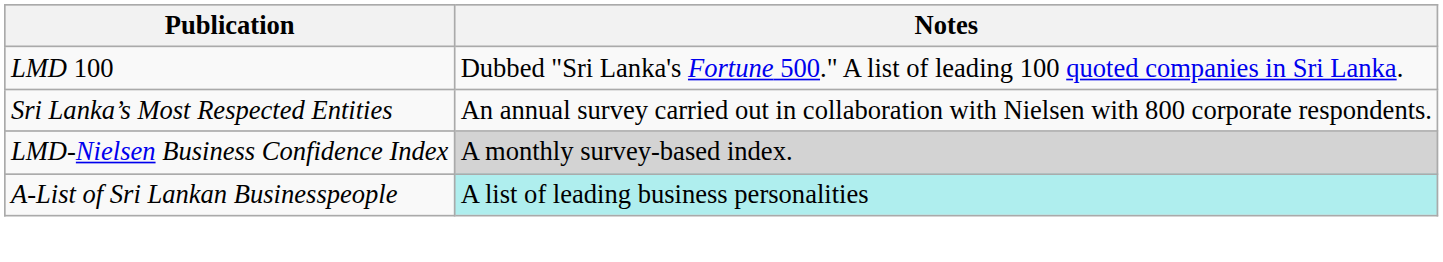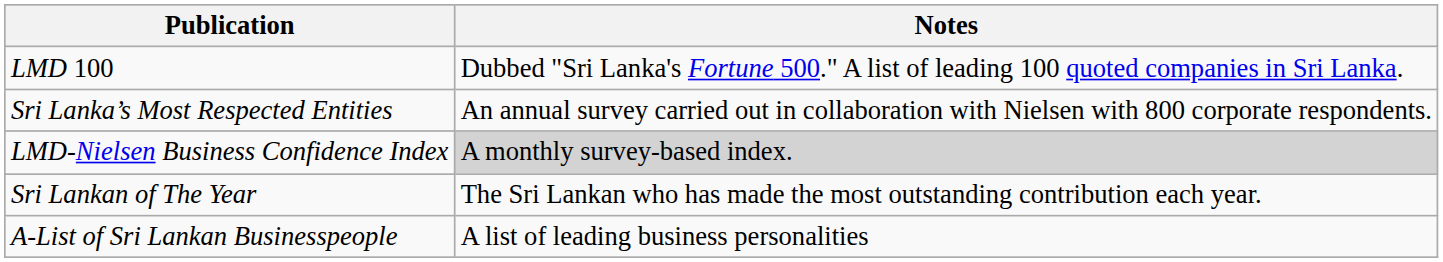+ row: (134, 194)
(665, 194) paleturquoise background -> (665, 236) no background
